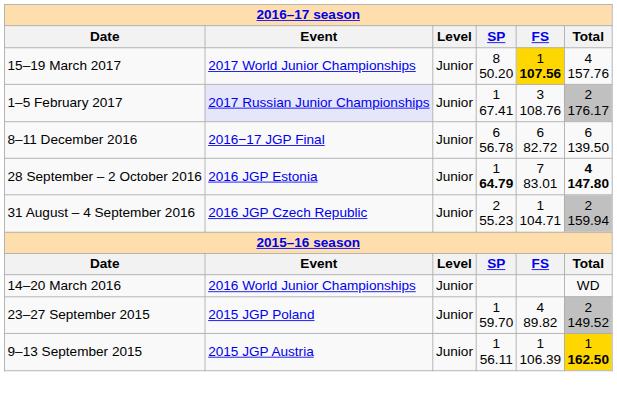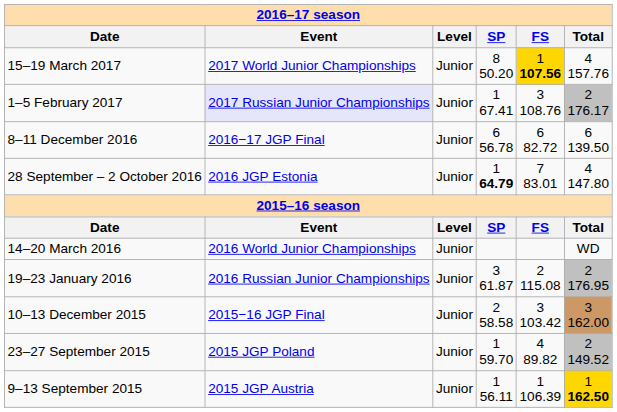(588, 176) bold -> (588, 176) normal
- row: (101, 213)
+ row: (70, 278)
+ row: (77, 315)
